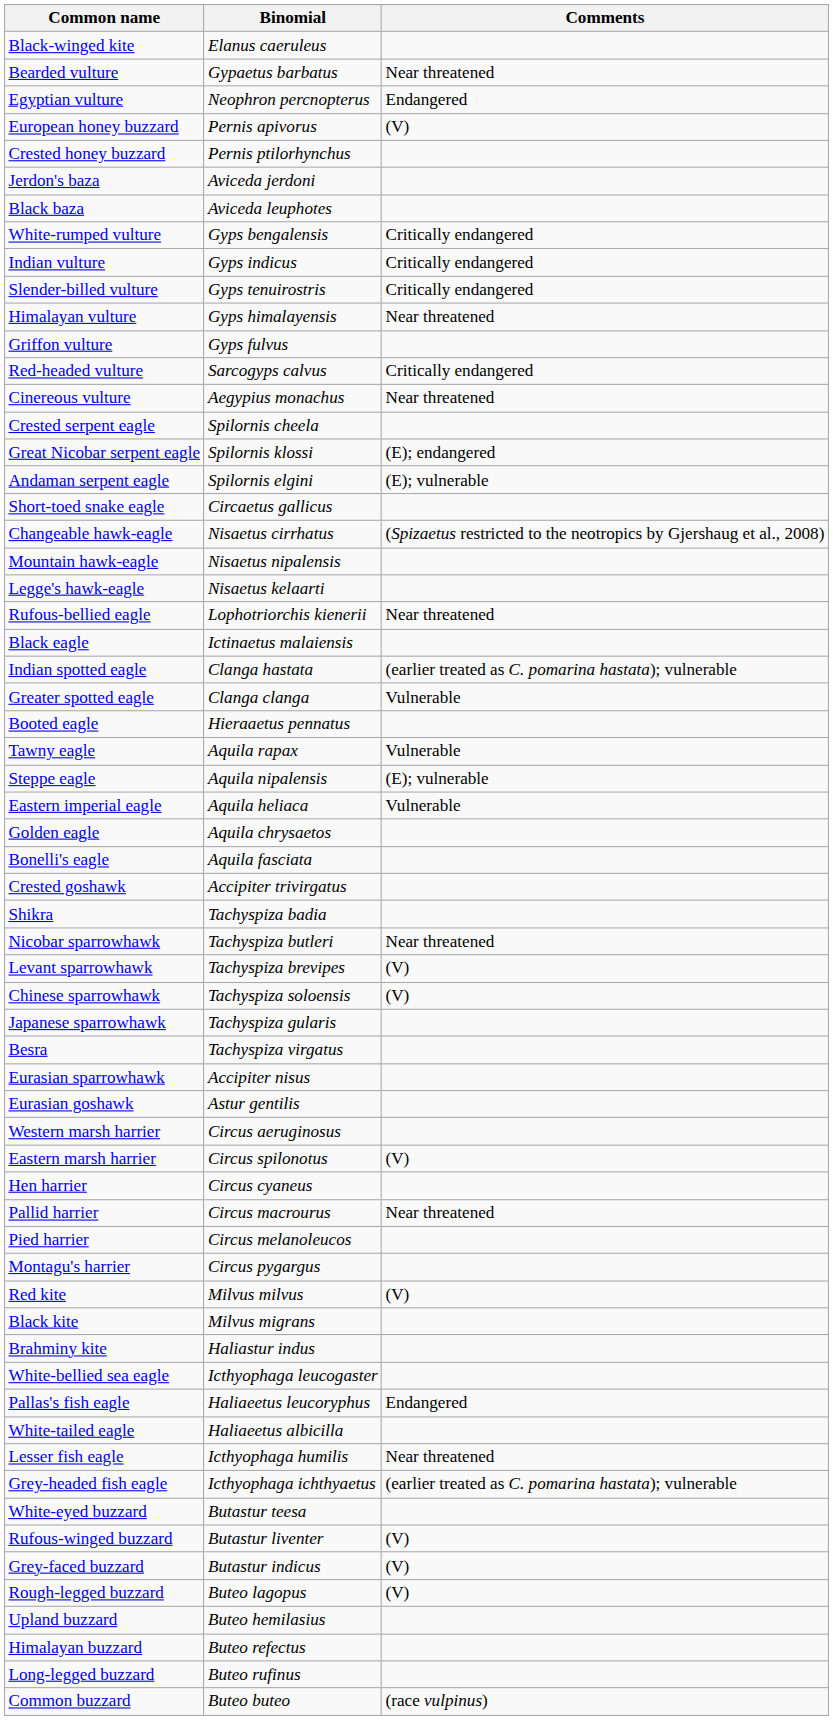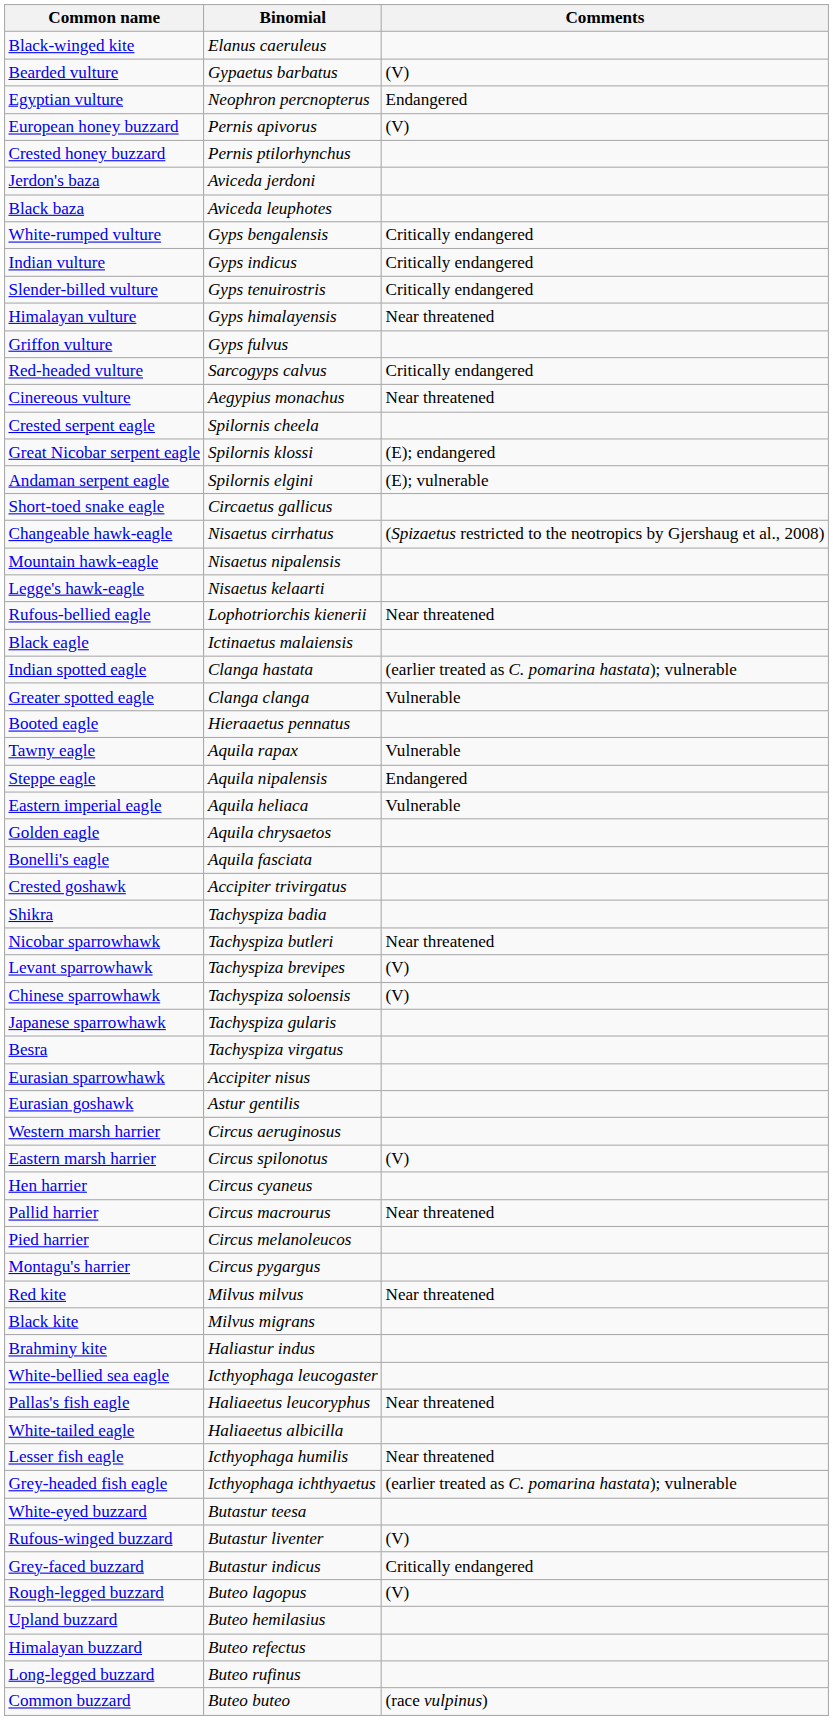(440, 72) Near threatened -> (397, 72) (V)
(437, 778) (E); vulnerable -> (426, 778) Endangered
(397, 1294) (V) -> (440, 1294) Near threatened
(426, 1402) Endangered -> (440, 1402) Near threatened
(397, 1565) (V) -> (459, 1565) Critically endangered
